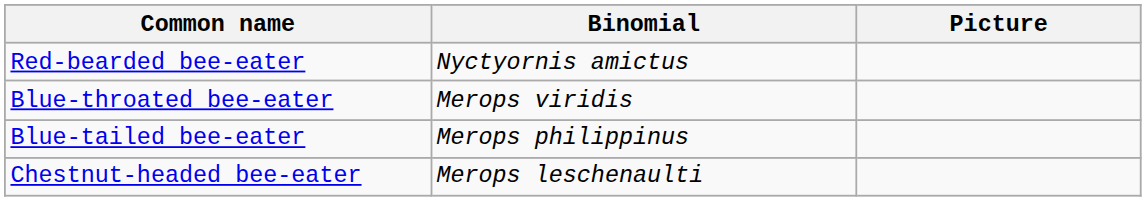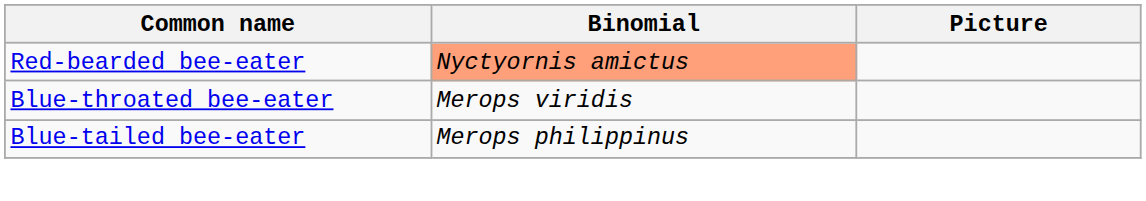(563, 62) no background -> (563, 62) lightsalmon background
- row: (186, 177)
